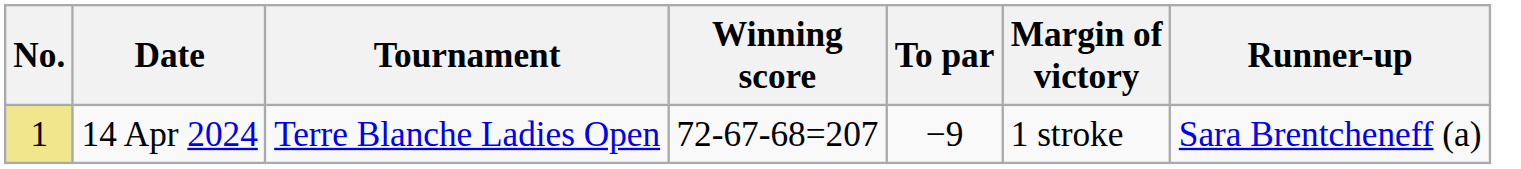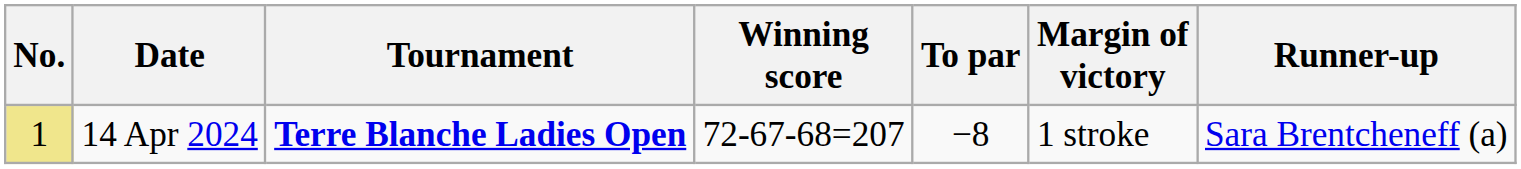(467, 133) normal -> (480, 133) bold
(945, 133) −9 -> (971, 133) −8
